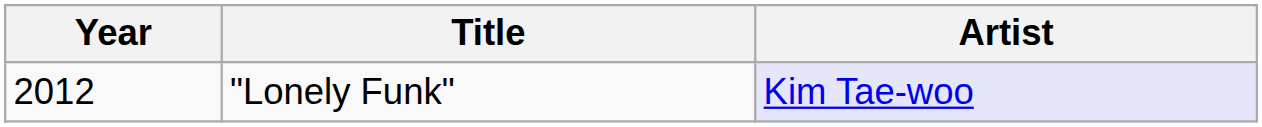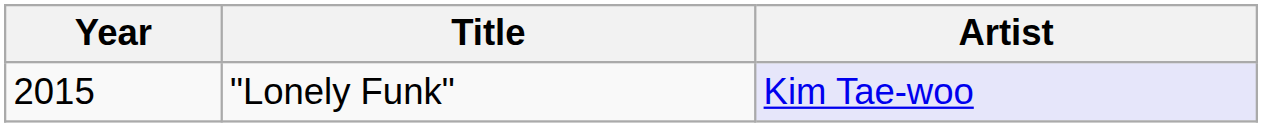(54, 91) 2012 -> (54, 91) 2015
